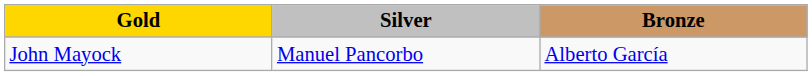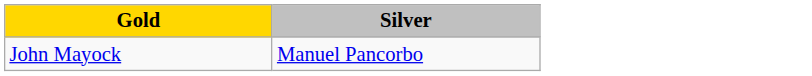- column: (673, 20)
